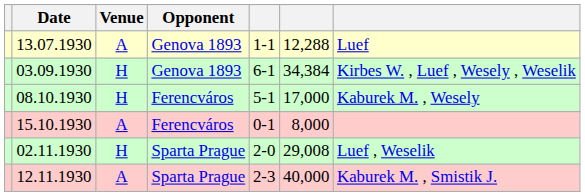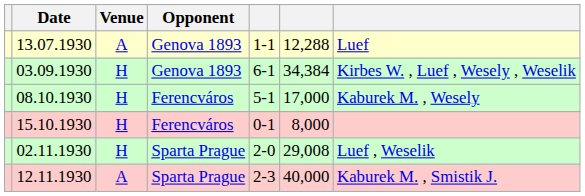(122, 124) A -> (122, 124) H
